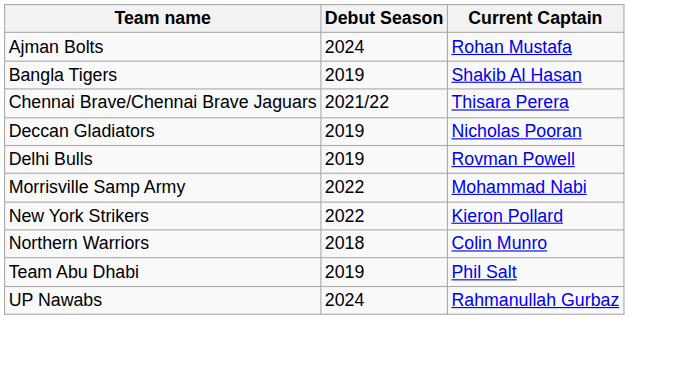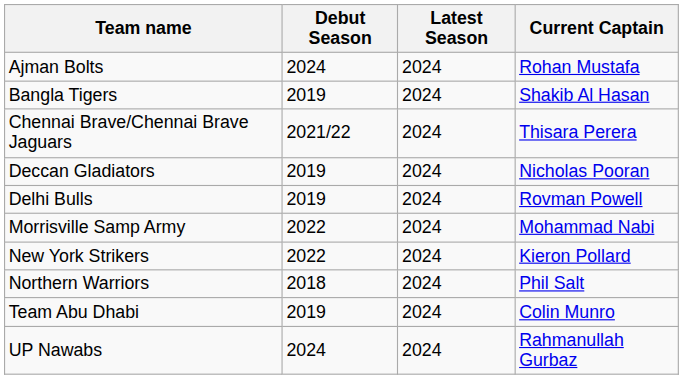+ column: (457, 28)
(499, 243) Colin Munro -> (552, 283) Phil Salt
(484, 272) Phil Salt -> (567, 312) Colin Munro
